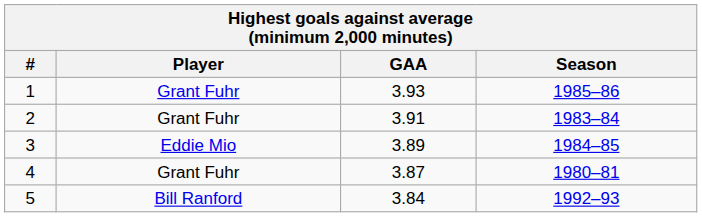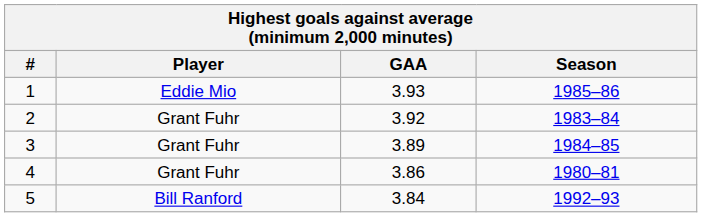(198, 91) Grant Fuhr -> (198, 91) Eddie Mio
(408, 118) 3.91 -> (408, 118) 3.92
(198, 145) Eddie Mio -> (198, 145) Grant Fuhr
(408, 172) 3.87 -> (408, 172) 3.86
